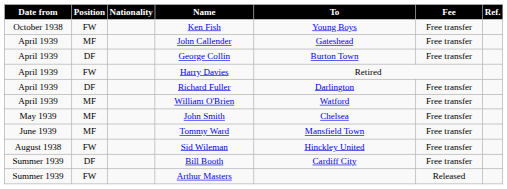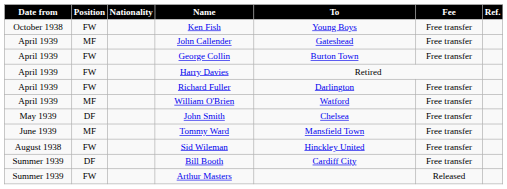(89, 57) DF -> (89, 57) FW
(89, 87) DF -> (89, 87) FW
(89, 117) MF -> (89, 117) DF
